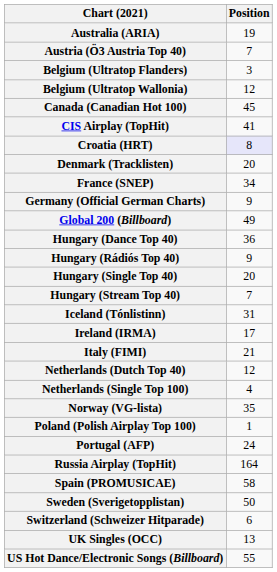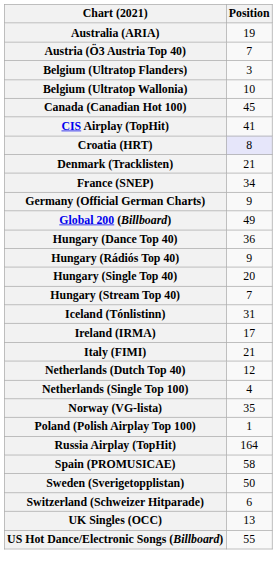(249, 88) 12 -> (249, 88) 10
(249, 164) 20 -> (249, 164) 21
- row: (115, 445)
